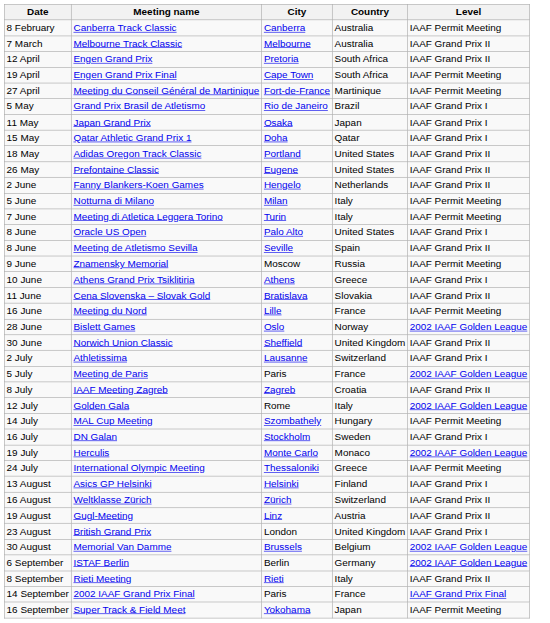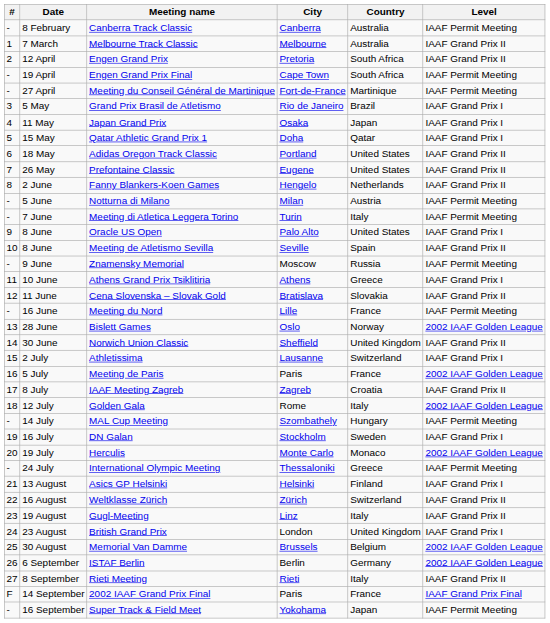+ column: (12, 12)
(344, 201) Italy -> (366, 201) Austria
(350, 515) Austria -> (359, 515) Italy
